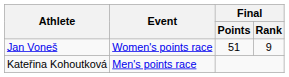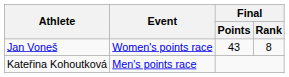(234, 47) 51 -> (234, 47) 43
(269, 47) 9 -> (269, 47) 8
